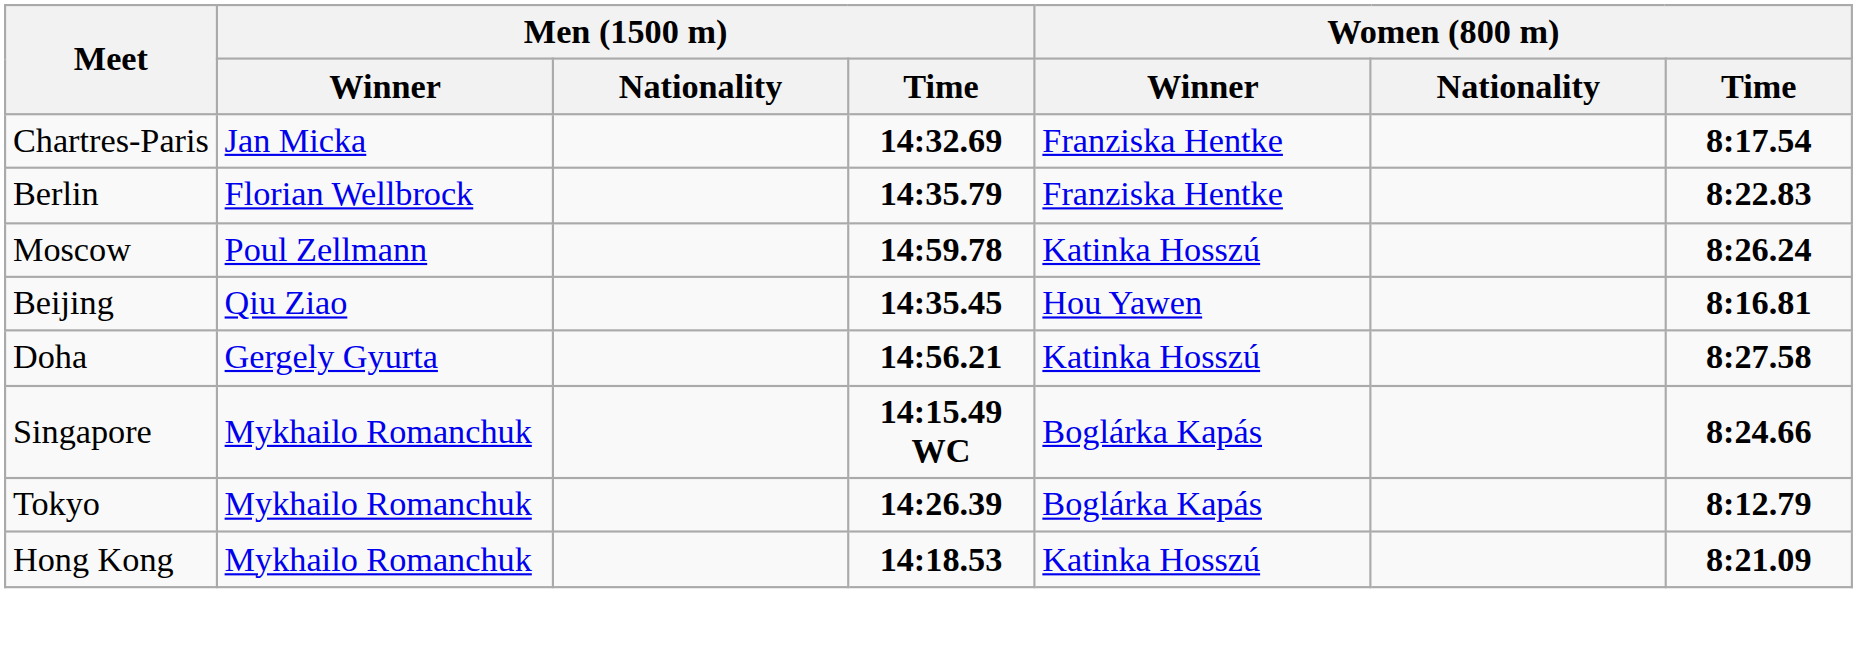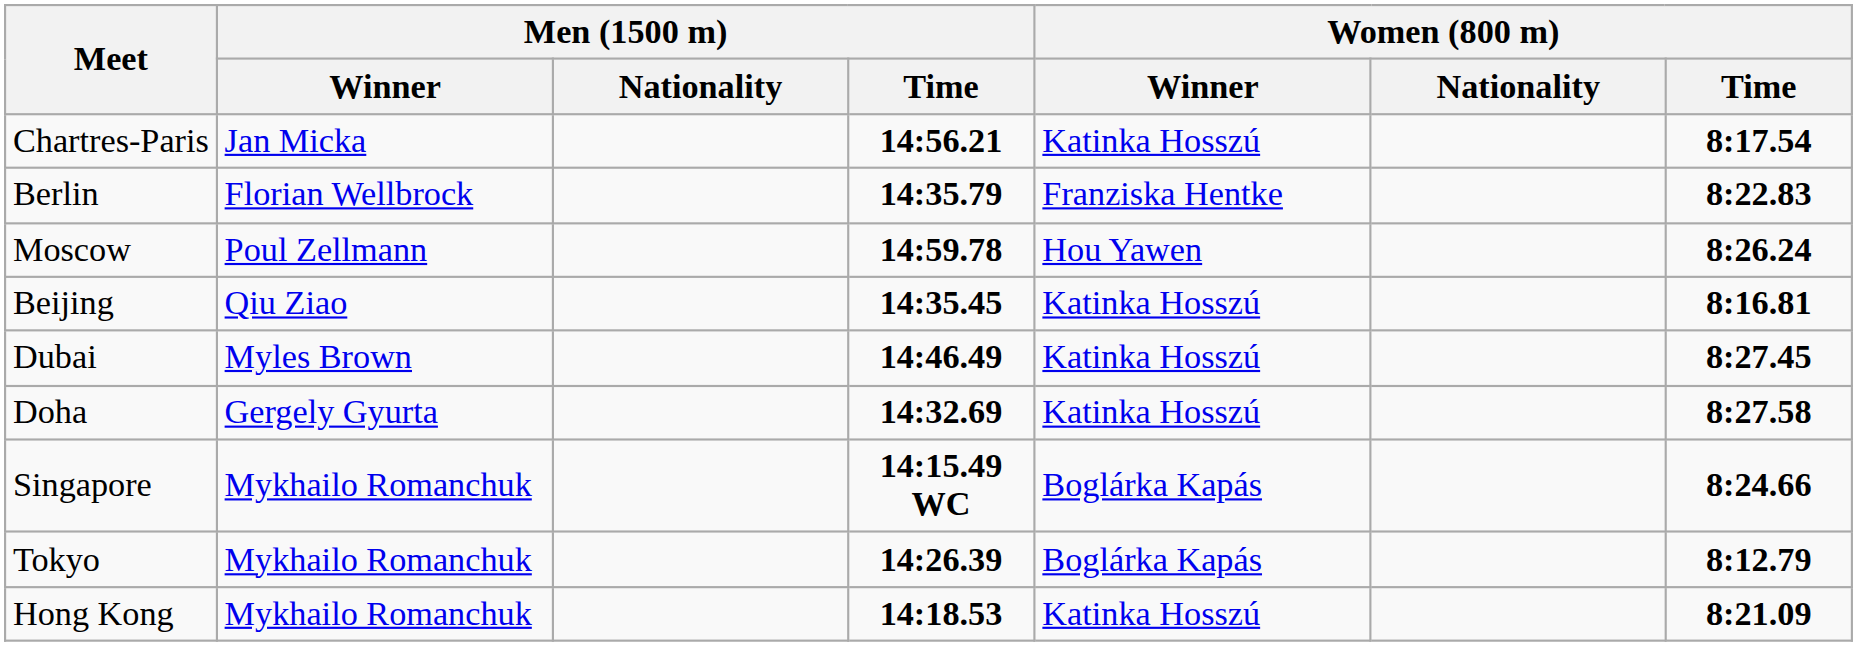(941, 140) 14:32.69 -> (941, 140) 14:56.21
(1163, 140) Franziska Hentke -> (1151, 140) Katinka Hosszú
(1151, 248) Katinka Hosszú -> (1122, 248) Hou Yawen
(1122, 303) Hou Yawen -> (1151, 303) Katinka Hosszú
+ row: (55, 357)
(941, 357) 14:56.21 -> (941, 411) 14:32.69
